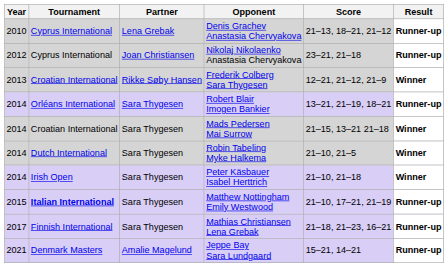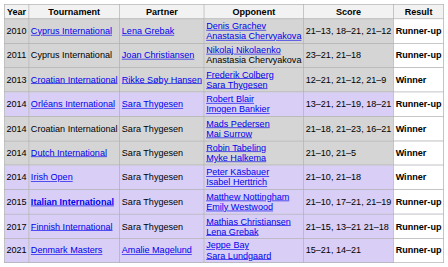(17, 56) 2012 -> (17, 56) 2011
(347, 129) 21–15, 13–21 21–18 -> (349, 129) 21–18, 21–23, 16–21
(349, 227) 21–18, 21–23, 16–21 -> (347, 227) 21–15, 13–21 21–18
